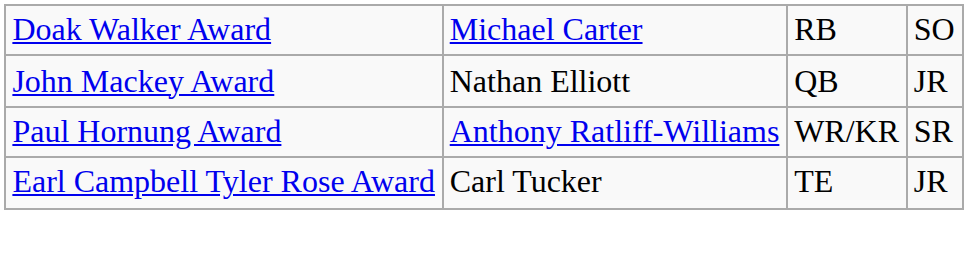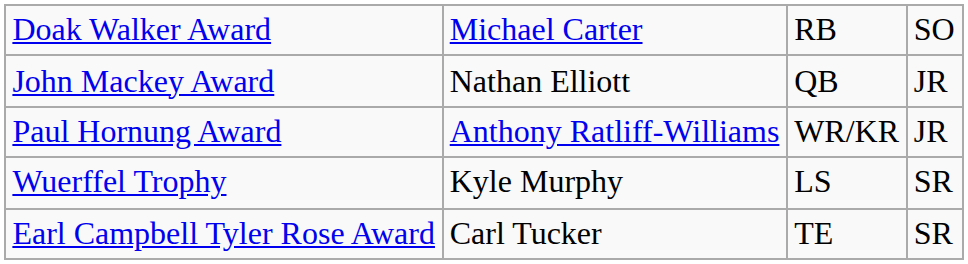(933, 131) SR -> (931, 131) JR
+ row: (119, 182)
(931, 182) JR -> (933, 232) SR
